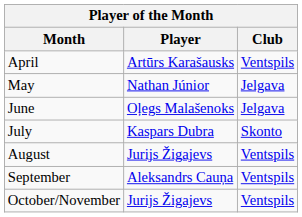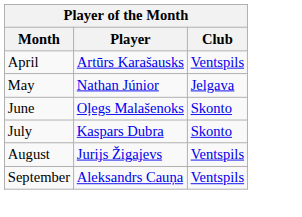(263, 108) Jelgava -> (211, 108) Skonto
- row: (64, 200)
